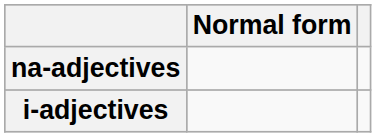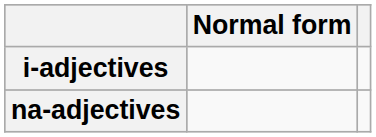rows swapped: (96, 110) <-> (96, 68)
